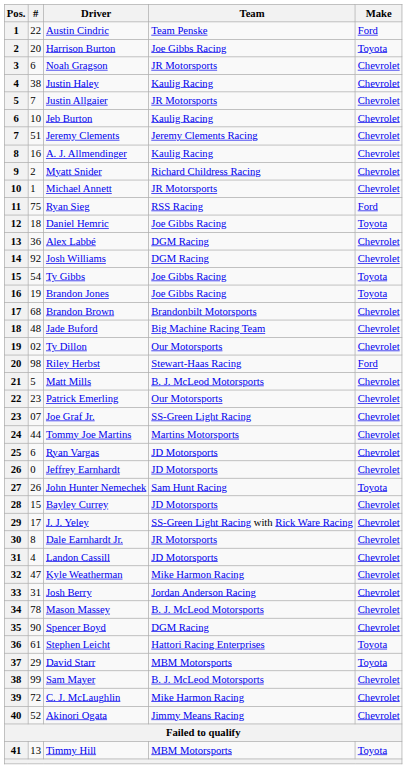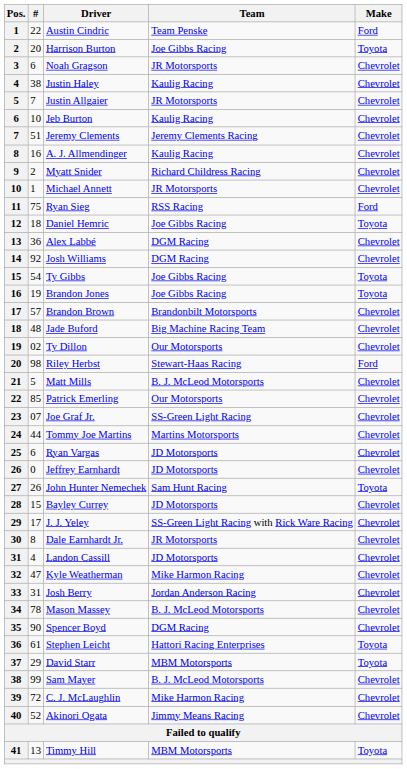(36, 311) 68 -> (36, 311) 57
(36, 399) 23 -> (36, 399) 85
